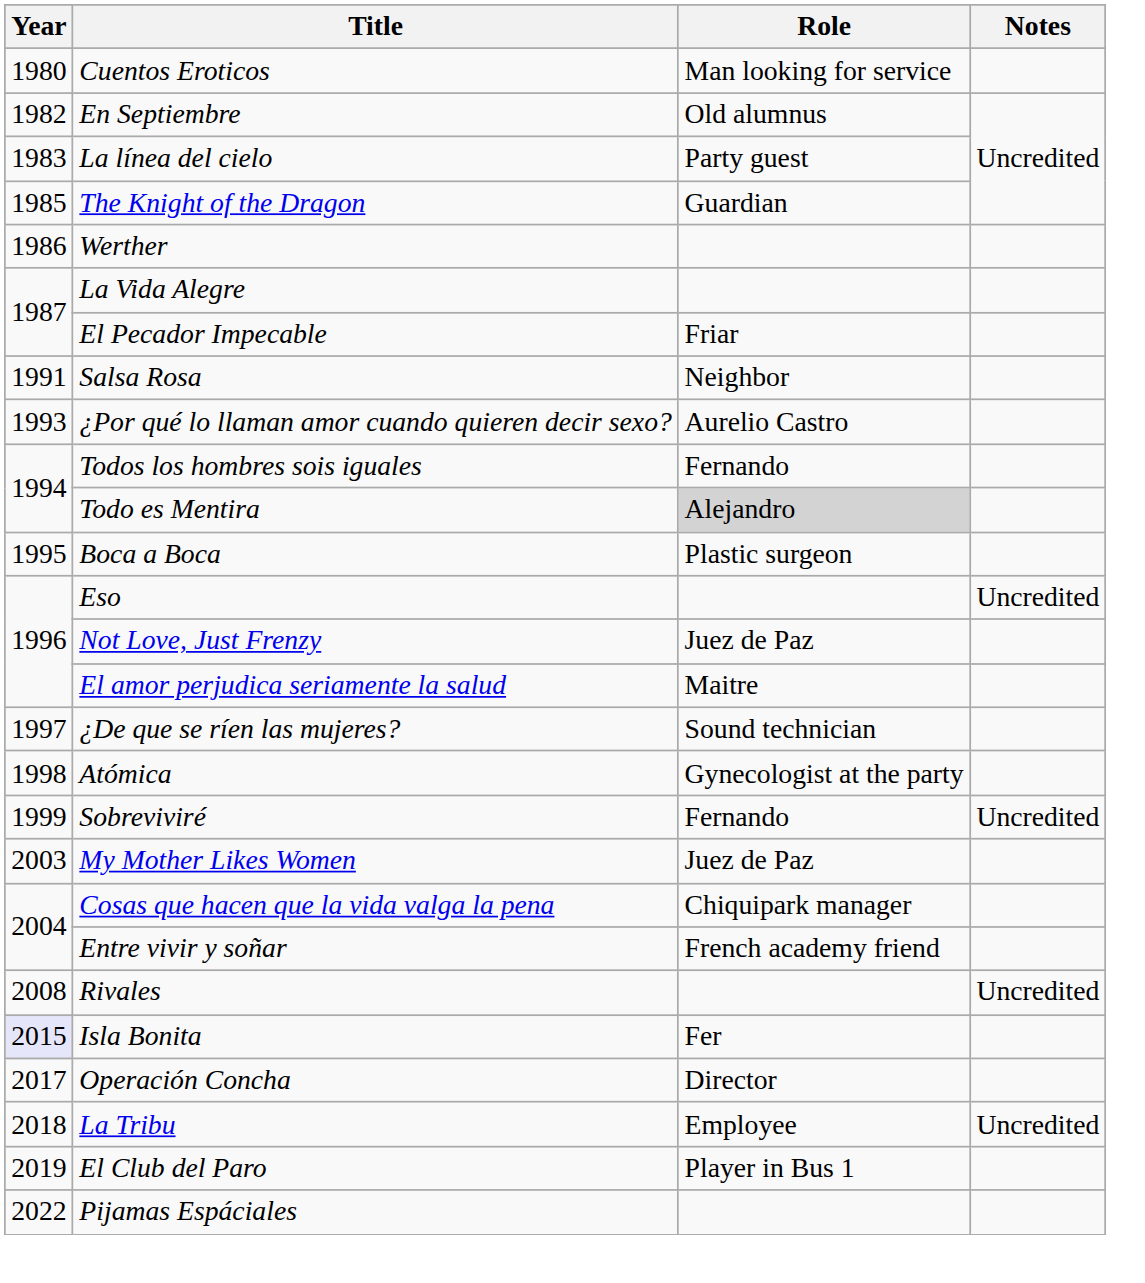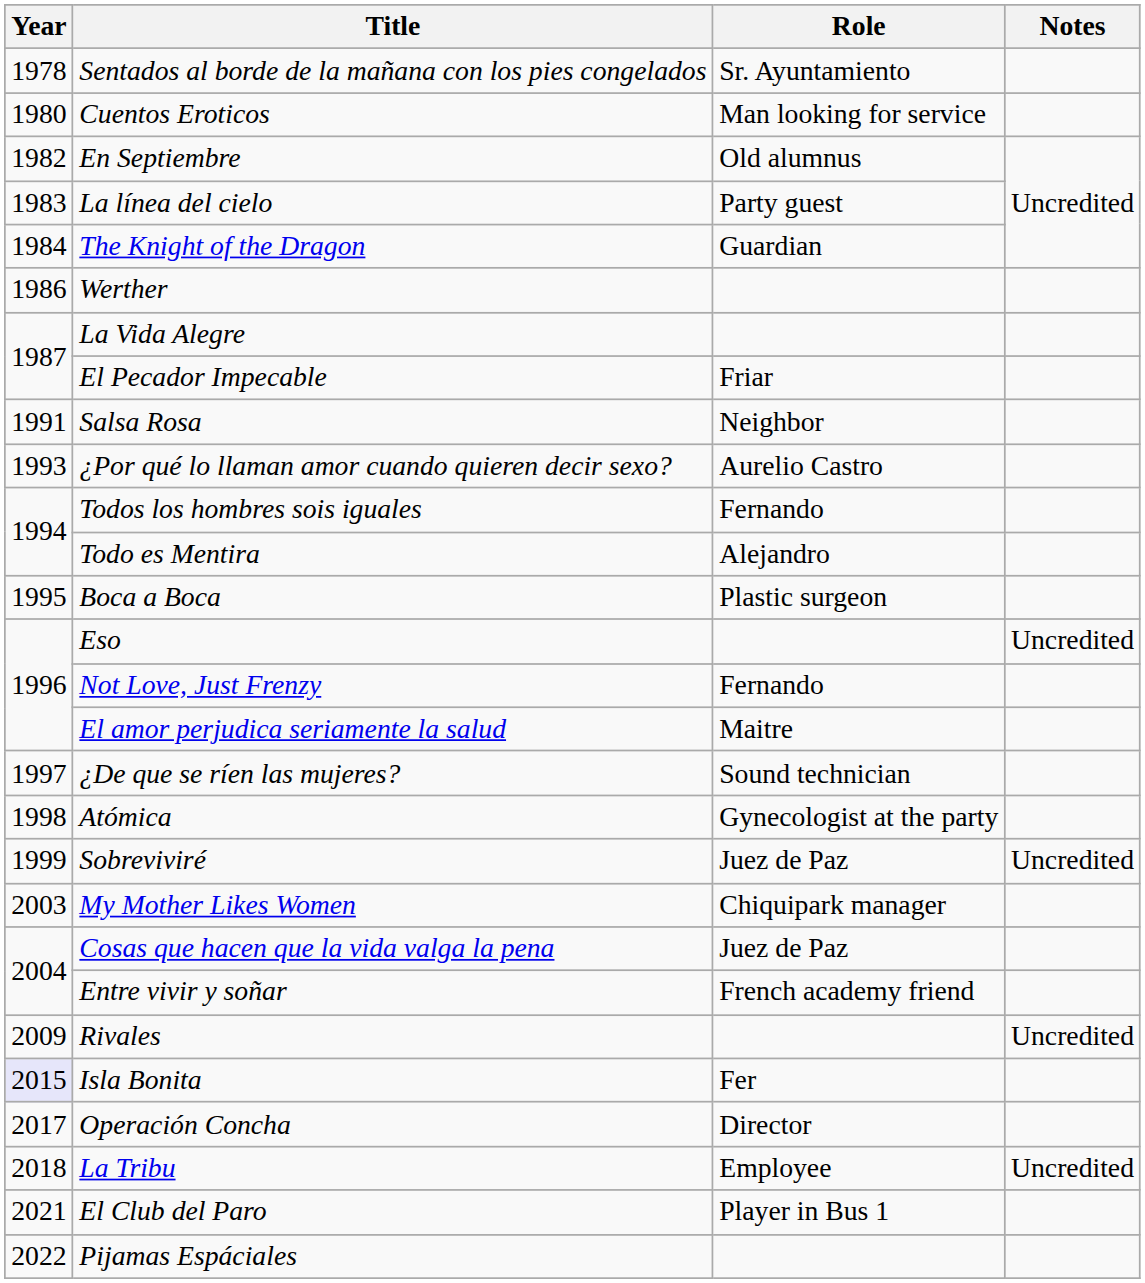+ row: (393, 70)
(39, 202) 1985 -> (39, 245) 1984
(740, 509) lightgrey background -> (775, 553) no background
(749, 641) Juez de Paz -> (771, 684) Fernando
(737, 816) Fernando -> (784, 860) Juez de Paz
(749, 860) Juez de Paz -> (833, 904) Chiquipark manager
(798, 904) Chiquipark manager -> (784, 948) Juez de Paz
(39, 992) 2008 -> (39, 1036) 2009
(39, 1167) 2019 -> (39, 1211) 2021
